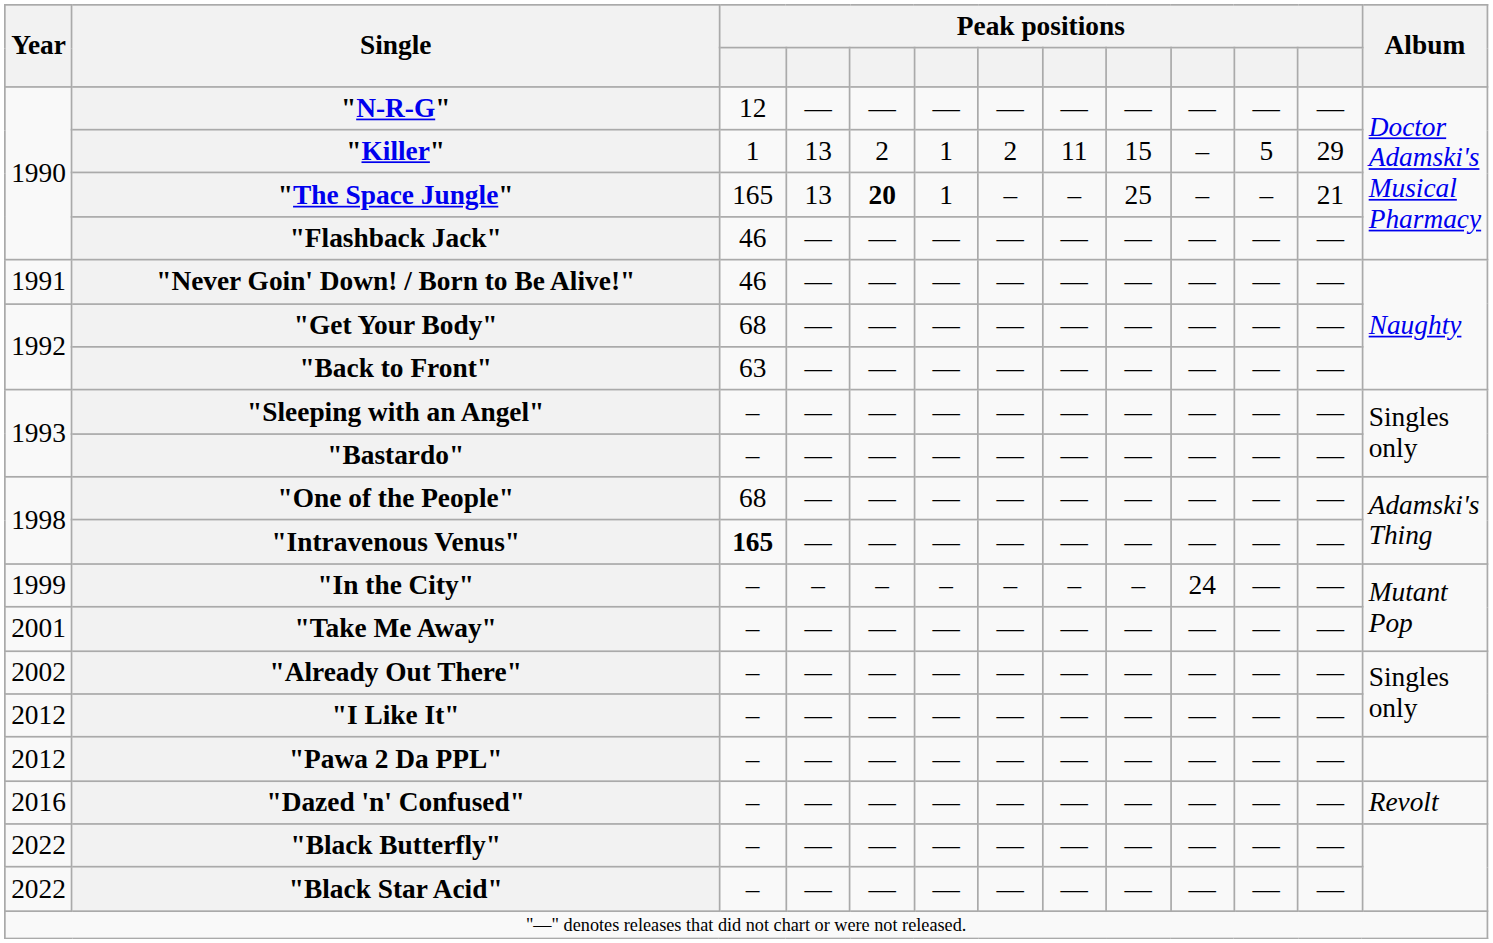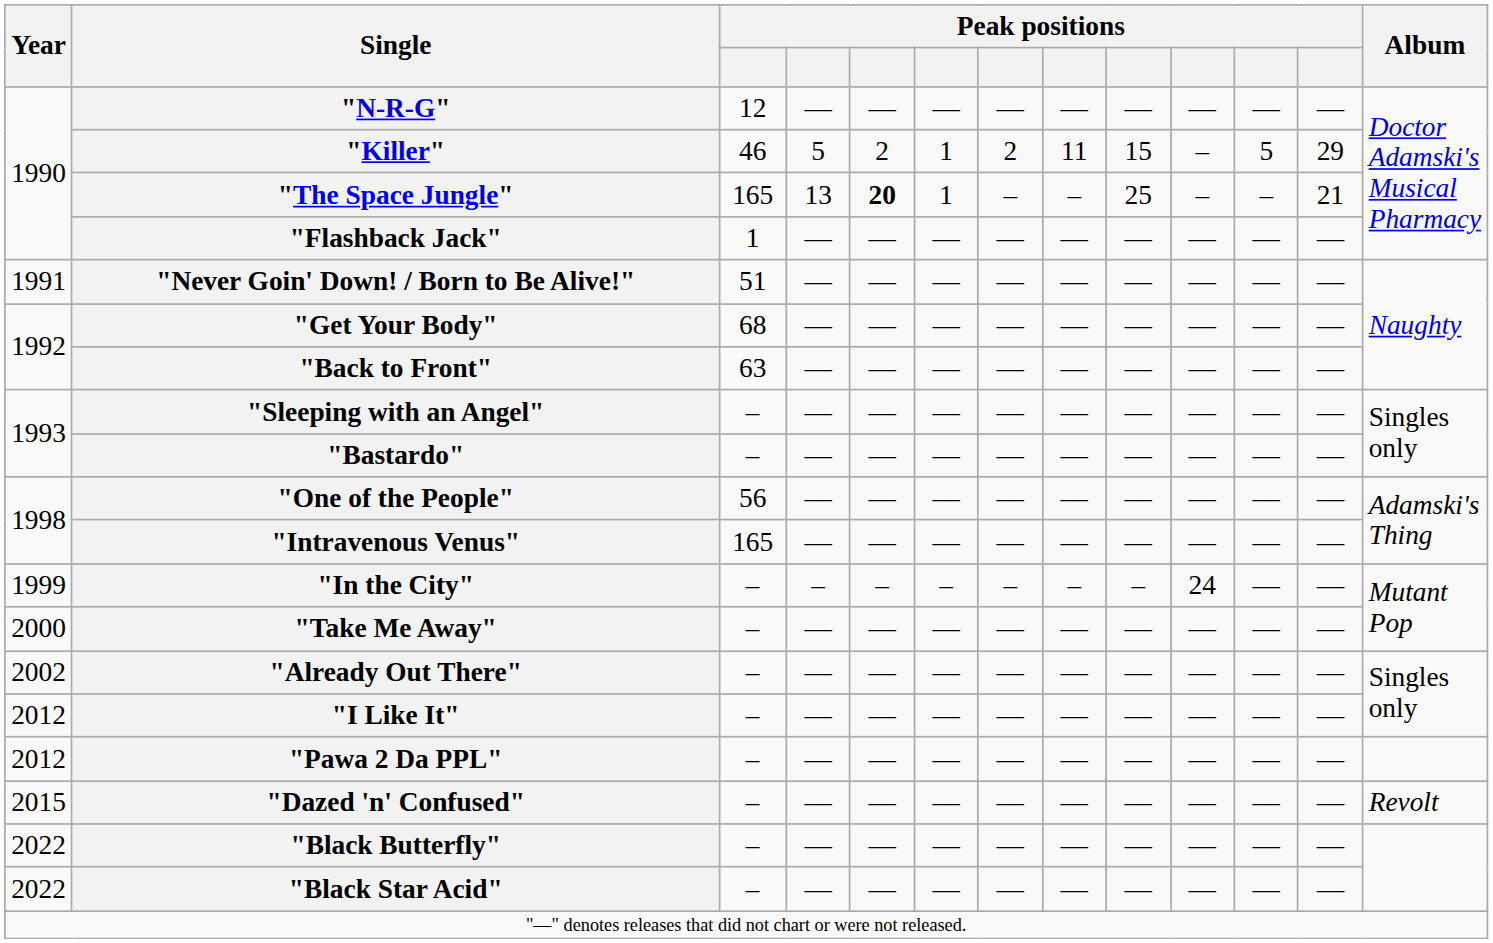(753, 151) 1 -> (753, 151) 46
(818, 151) 13 -> (818, 151) 5
(753, 237) 46 -> (753, 237) 1
(753, 281) 46 -> (753, 281) 51
(753, 498) 68 -> (753, 498) 56
(753, 541) bold -> (753, 541) normal
(39, 628) 2001 -> (39, 628) 2000
(39, 802) 2016 -> (39, 802) 2015
